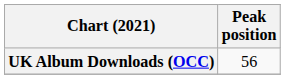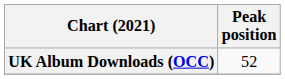(249, 61) 56 -> (249, 61) 52
